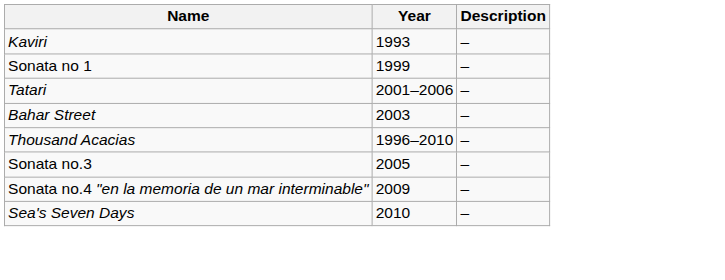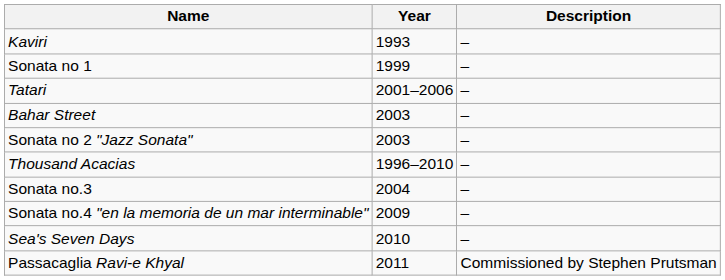+ row: (100, 139)
(393, 164) 2005 -> (393, 189) 2004
+ row: (96, 262)
